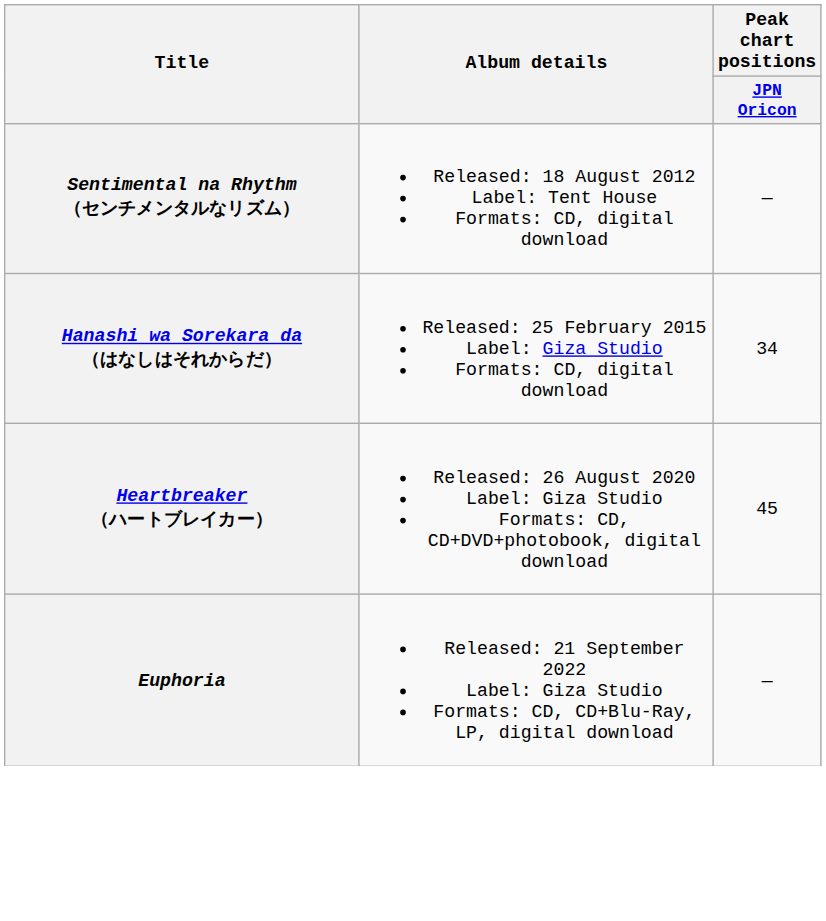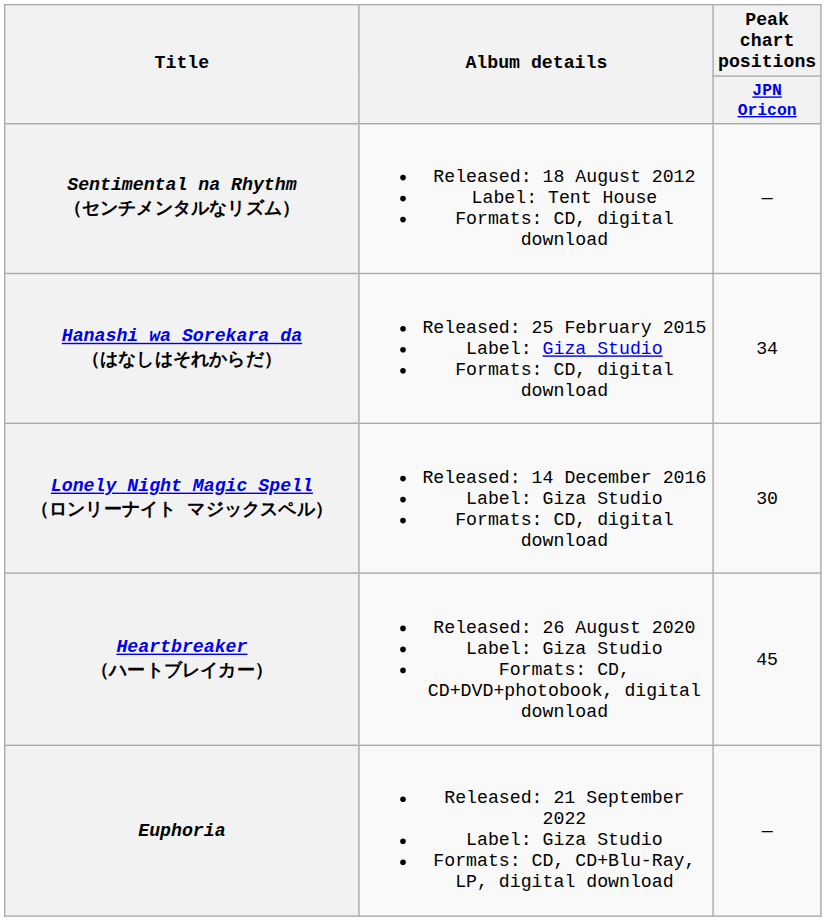+ row: (182, 498)
